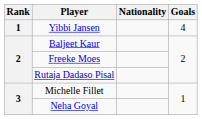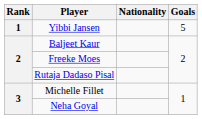(183, 28) 4 -> (183, 28) 5
